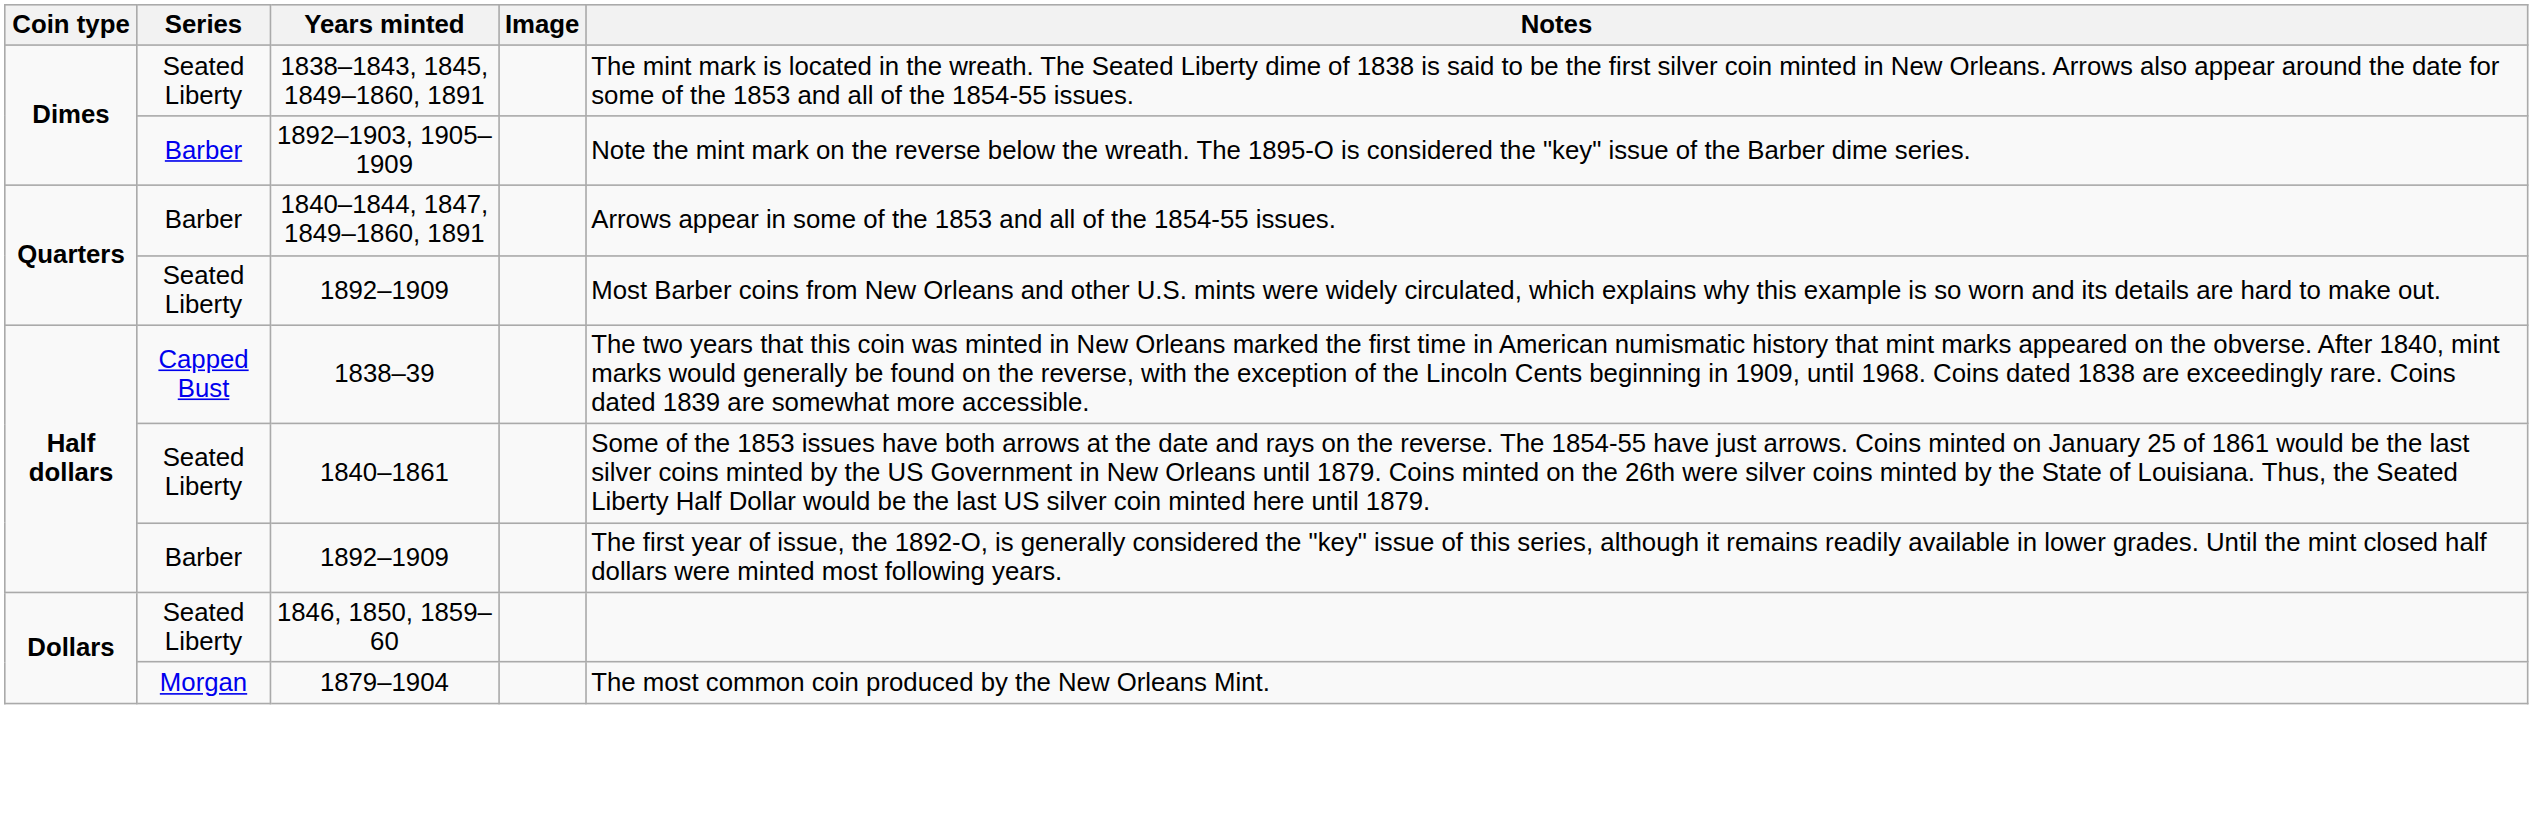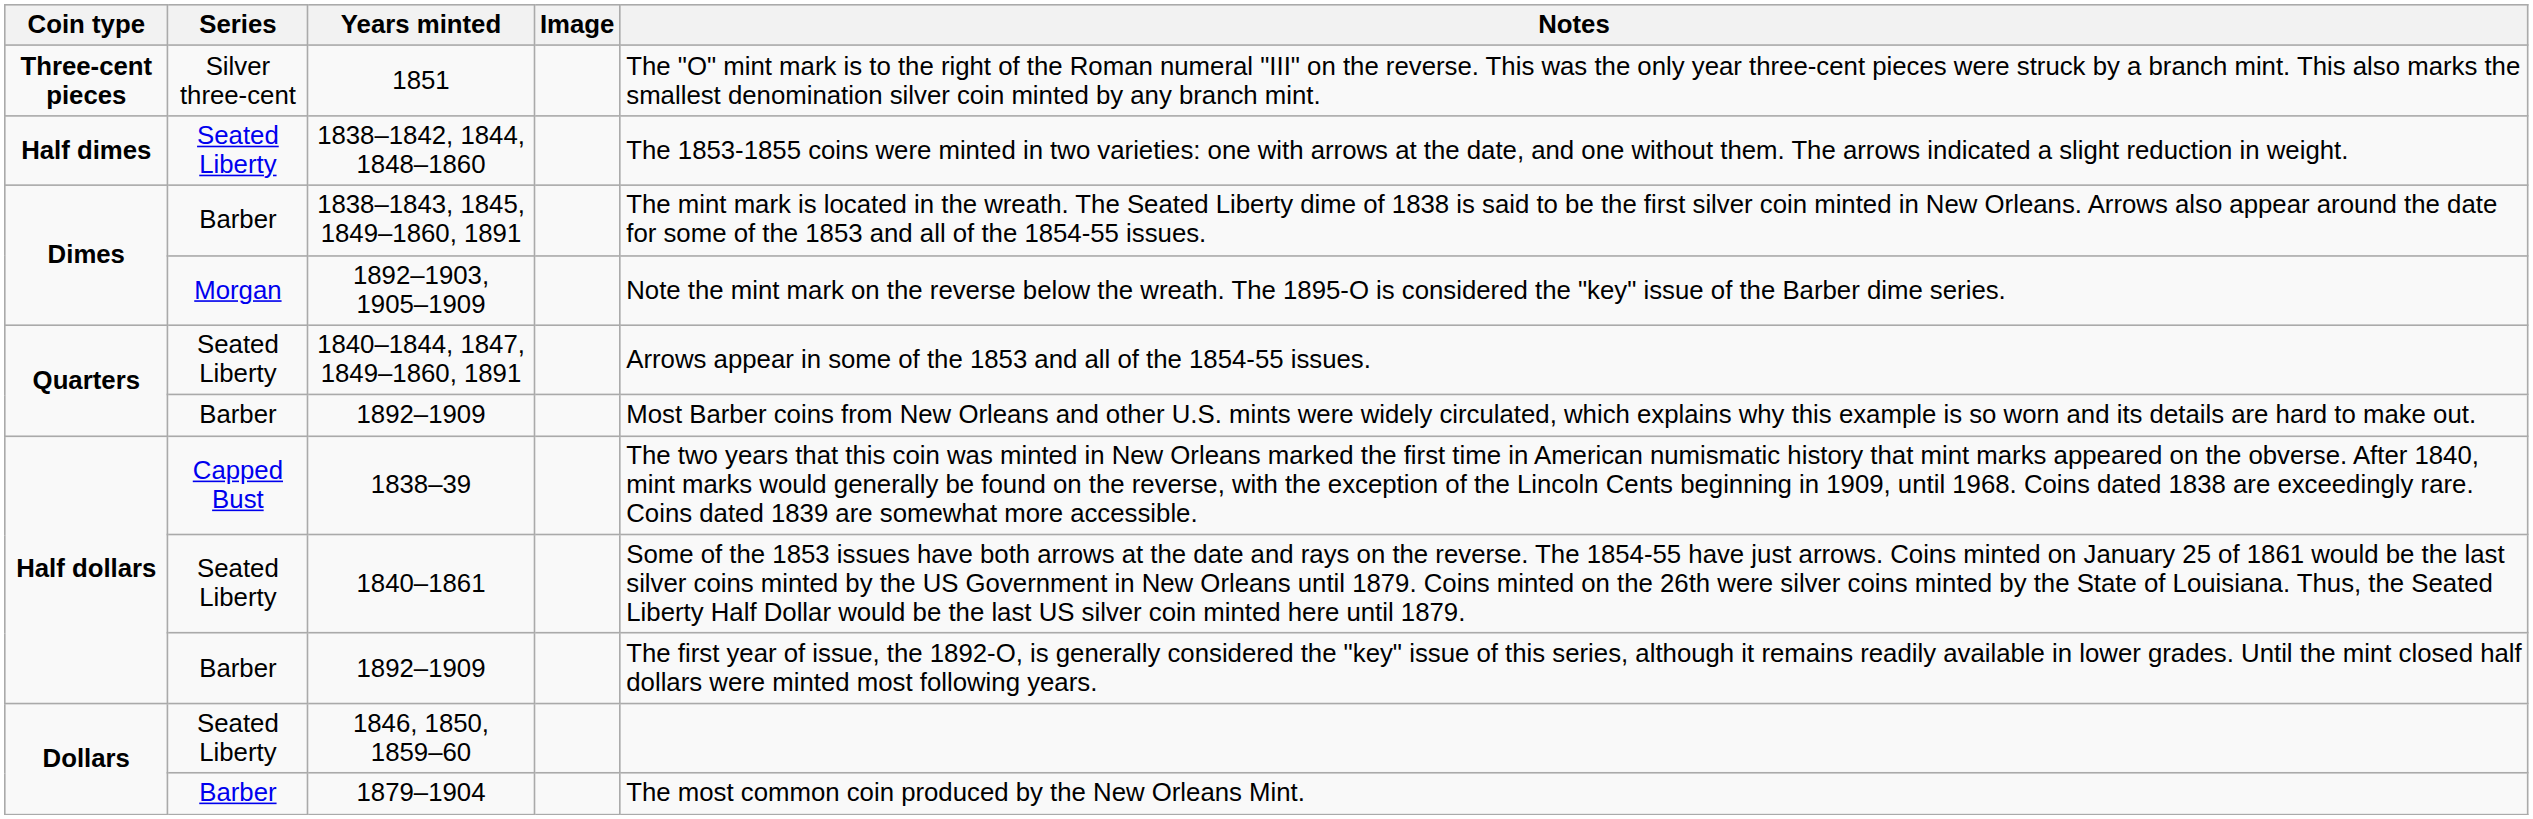+ row: (86, 80)
+ row: (86, 150)
(204, 80) Seated Liberty -> (238, 219) Barber
(204, 150) Barber -> (238, 289) Morgan
(204, 219) Barber -> (238, 359) Seated Liberty
(204, 289) Seated Liberty -> (238, 414) Barber
(204, 682) Morgan -> (238, 793) Barber
